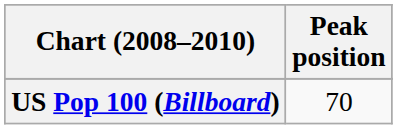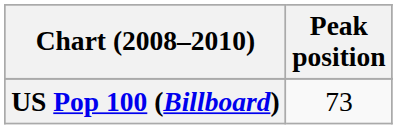(339, 100) 70 -> (339, 100) 73
